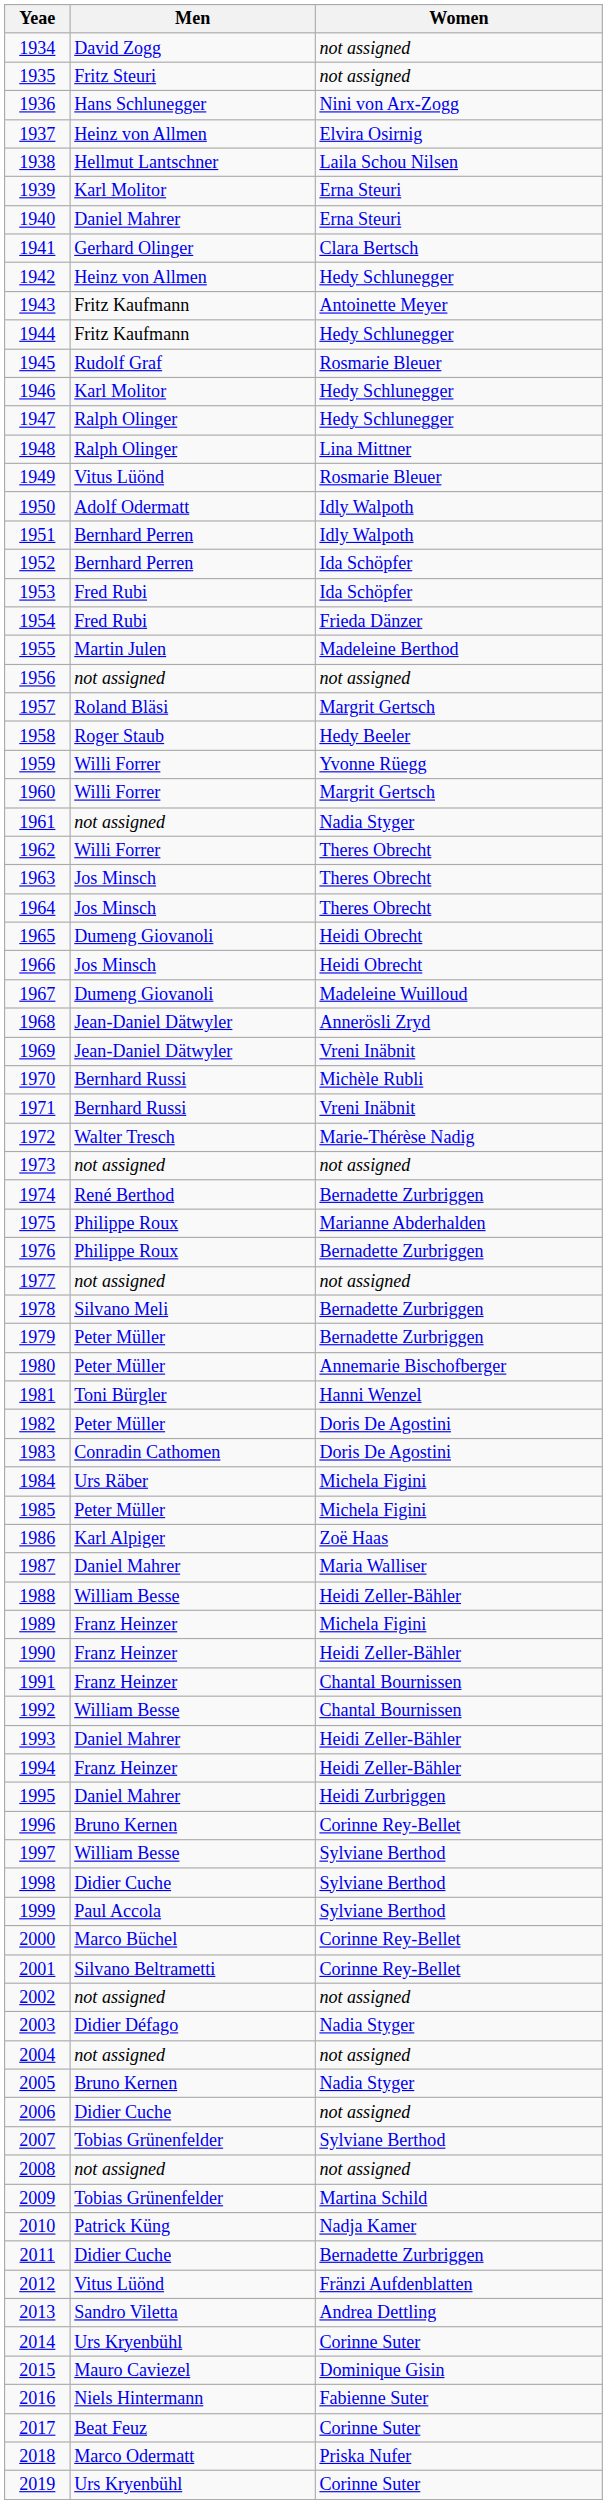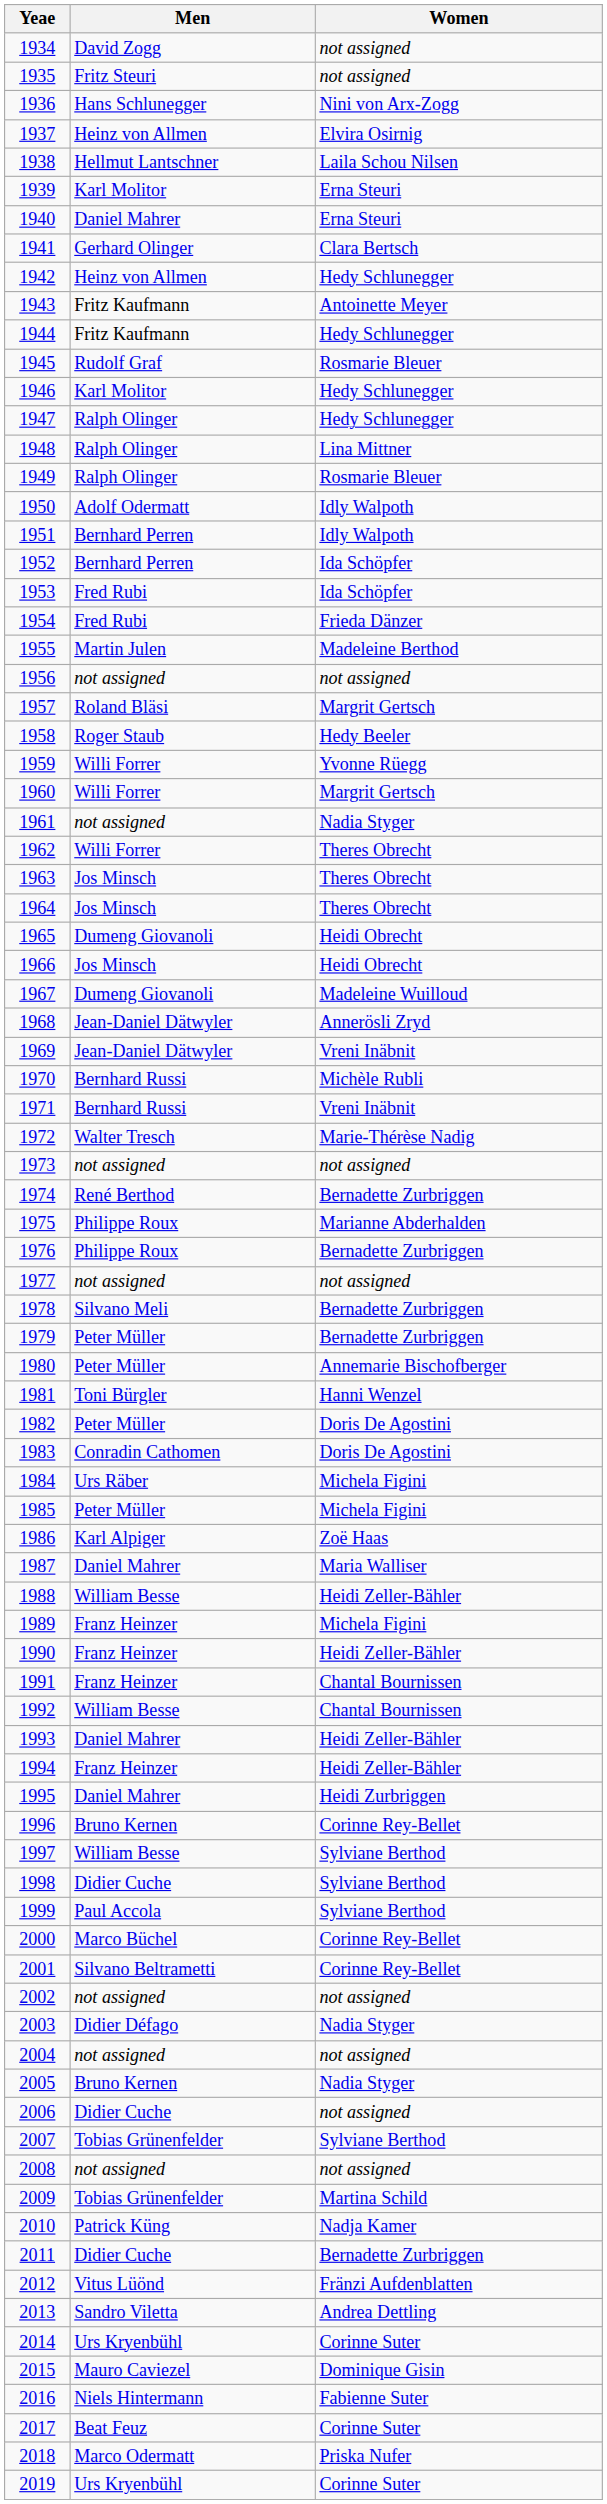(119, 477) Vitus Lüönd -> (126, 477) Ralph Olinger
